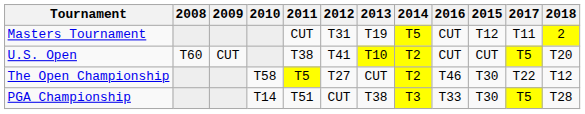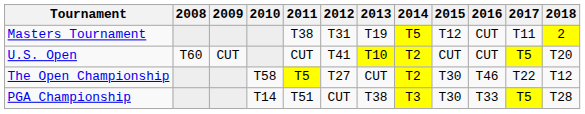columns swapped: (487, 15) <-> (450, 15)
(302, 36) CUT -> (302, 36) T38
(302, 57) T38 -> (302, 57) CUT
